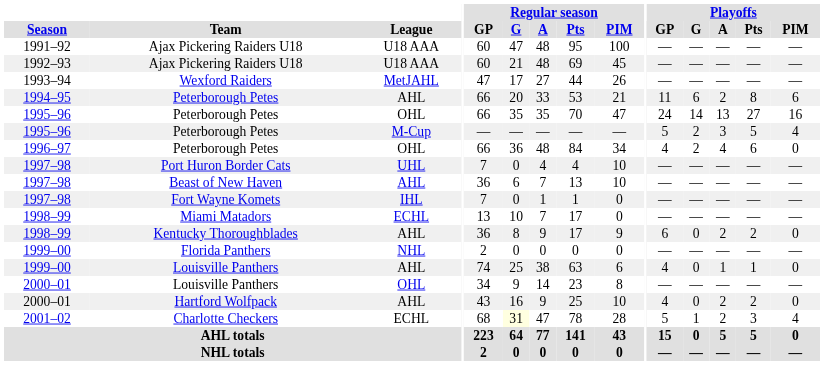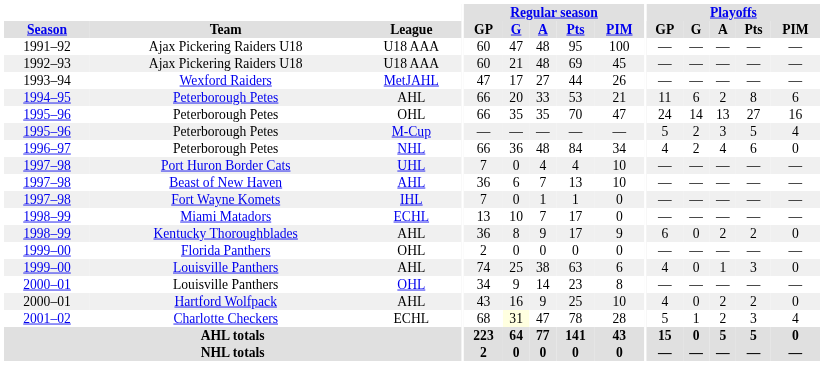(411, 148) OHL -> (411, 148) NHL
(411, 250) NHL -> (411, 250) OHL
(753, 267) 1 -> (753, 267) 3
